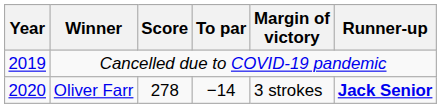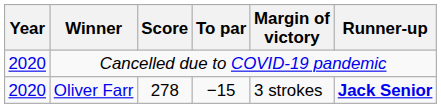(27, 64) 2019 -> (27, 64) 2020
(221, 90) −14 -> (221, 90) −15
